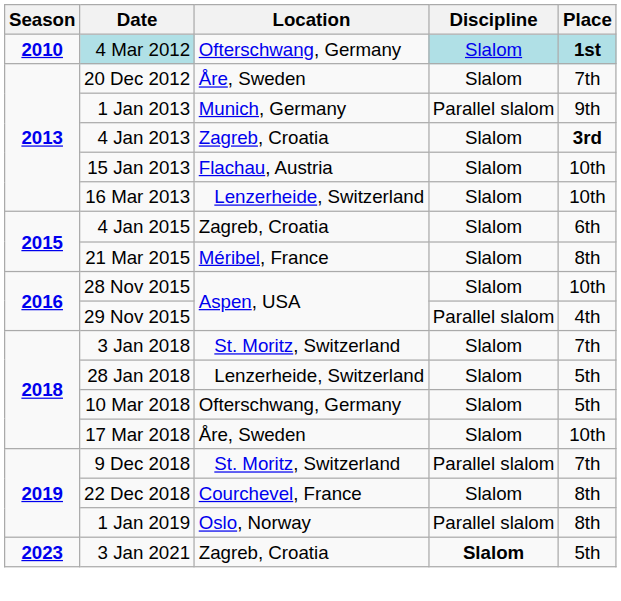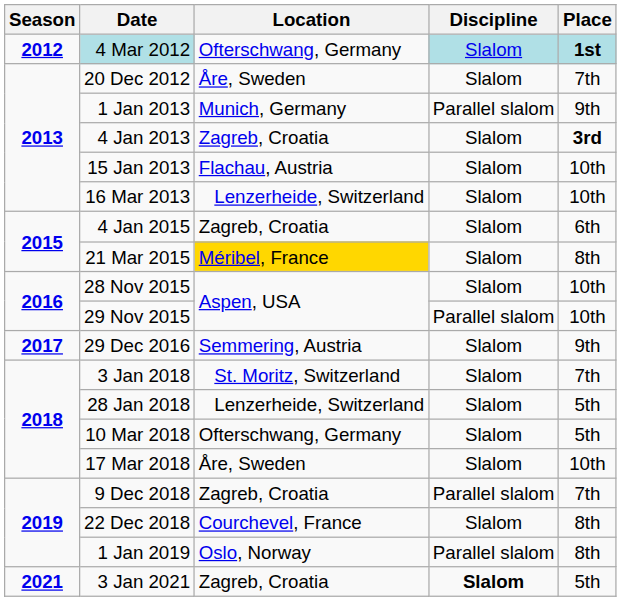(42, 49) 2010 -> (42, 49) 2012
(264, 256) no background -> (264, 256) gold background
(587, 316) 4th -> (587, 316) 10th
+ row: (137, 345)
(299, 464) St. Moritz, Switzerland -> (264, 493) Zagreb, Croatia
(42, 552) 2023 -> (42, 582) 2021
